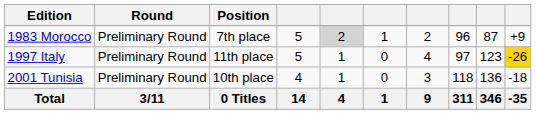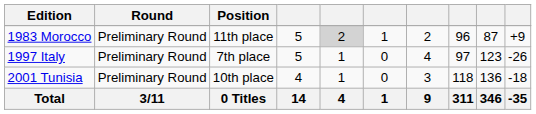(243, 36) 7th place -> (243, 36) 11th place
(243, 57) 11th place -> (243, 57) 7th place
(518, 57) gold background -> (518, 57) no background
